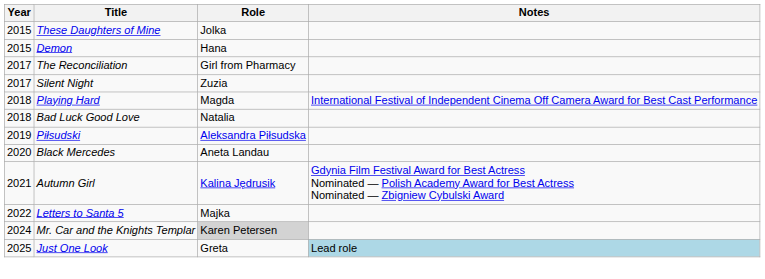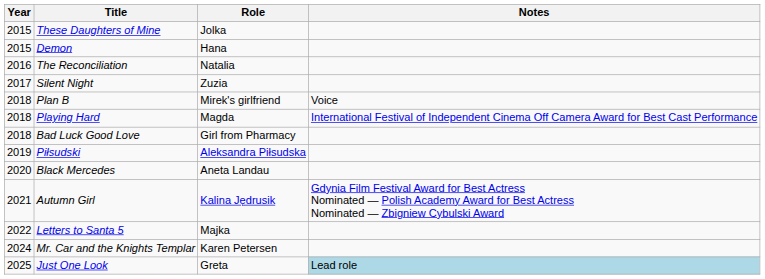(19, 65) 2017 -> (19, 65) 2016
(248, 65) Girl from Pharmacy -> (218, 65) Natalia
+ row: (53, 100)
(218, 118) Natalia -> (248, 135) Girl from Pharmacy
(239, 230) lightgrey background -> (239, 248) no background
